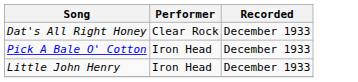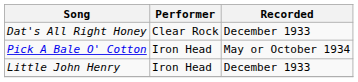(267, 49) December 1933 -> (287, 49) May or October 1934
